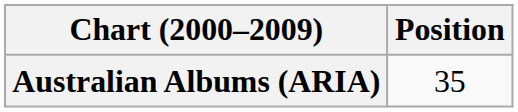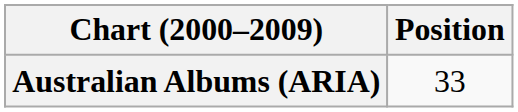(450, 80) 35 -> (450, 80) 33
